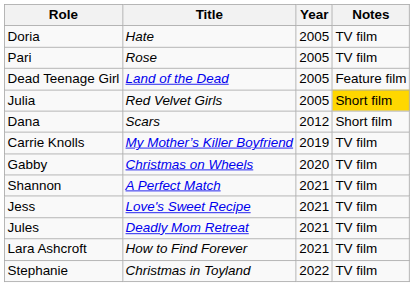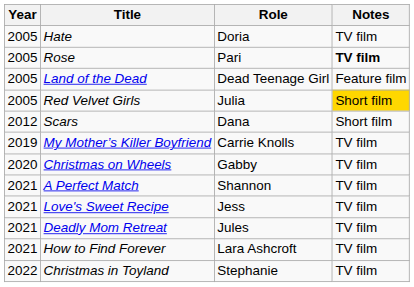columns swapped: (314, 15) <-> (63, 15)
(356, 57) normal -> (358, 57) bold
